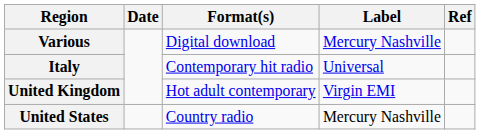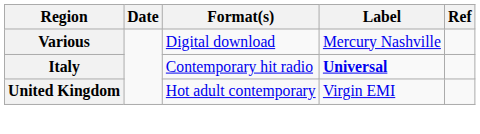(353, 66) normal -> (355, 66) bold
- row: (64, 116)
